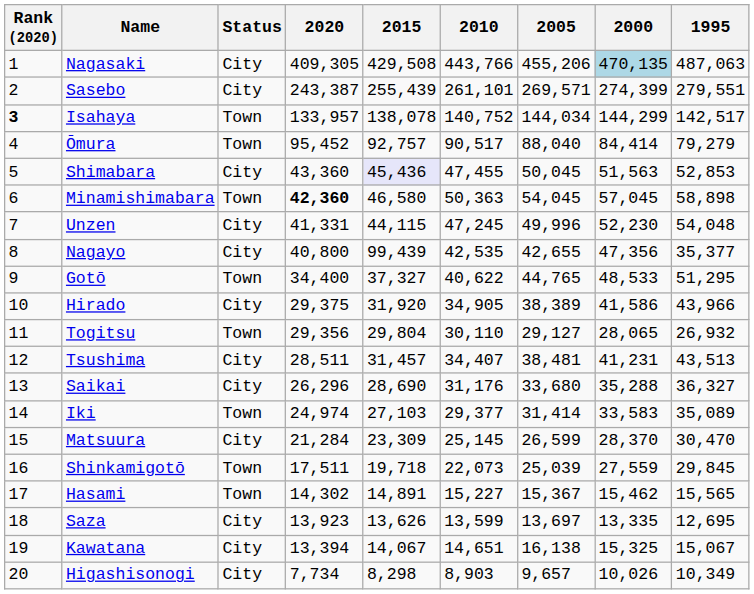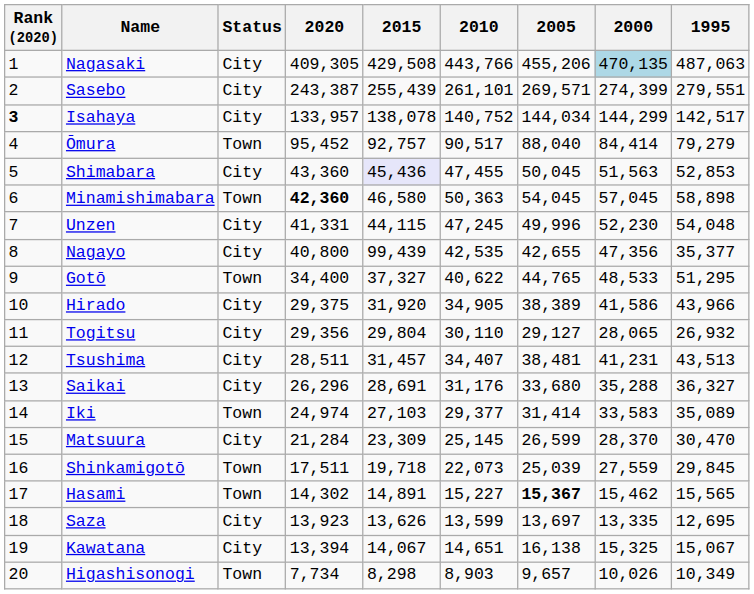(242, 118) Town -> (242, 118) City
(242, 333) Town -> (242, 333) City
(397, 387) 28,690 -> (397, 387) 28,691
(551, 495) normal -> (551, 495) bold
(242, 575) City -> (242, 575) Town
